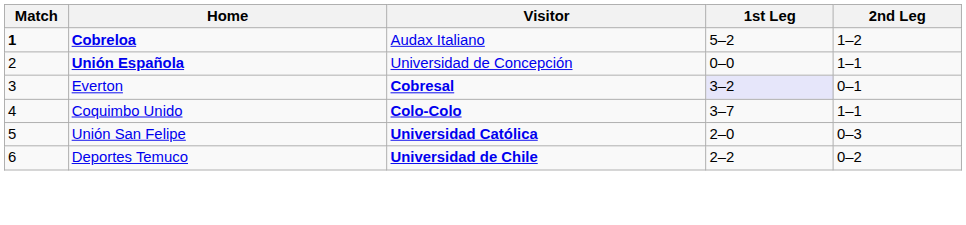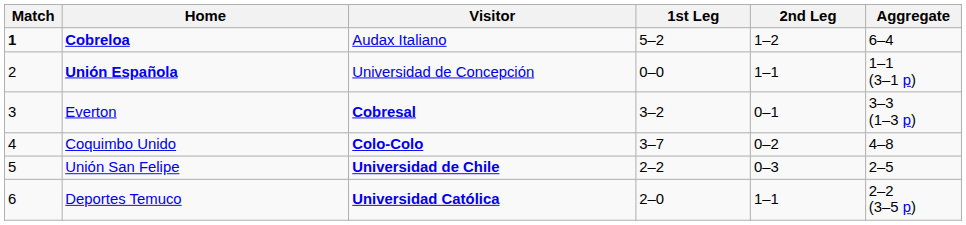+ column: (913, 16)
(722, 87) lavender background -> (652, 112) no background
(849, 110) 1–1 -> (766, 144) 0–2
(464, 134) Universidad Católica -> (426, 167) Universidad de Chile
(722, 134) 2–0 -> (652, 167) 2–2
(464, 157) Universidad de Chile -> (426, 199) Universidad Católica
(722, 157) 2–2 -> (652, 199) 2–0
(849, 157) 0–2 -> (766, 199) 1–1
